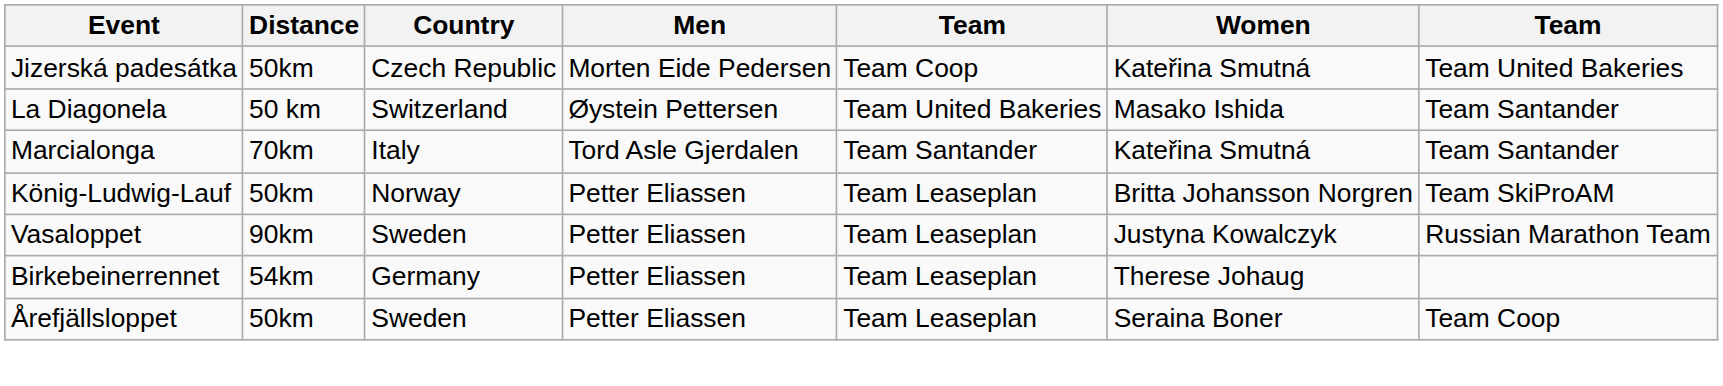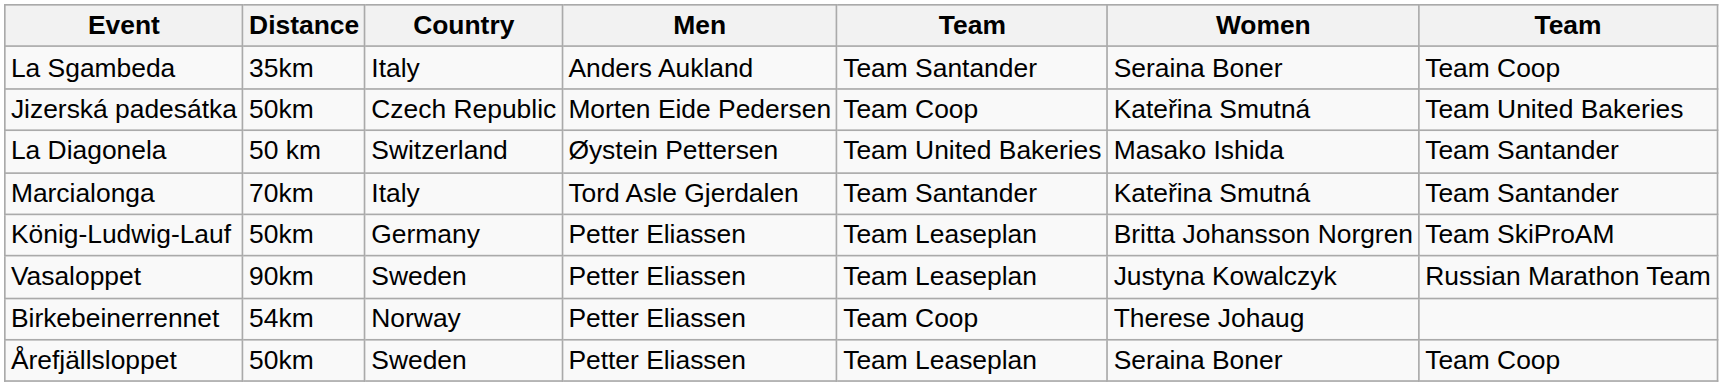+ row: (93, 67)
(416, 192) Norway -> (426, 234) Germany
(426, 276) Germany -> (416, 318) Norway
(940, 276) Team Leaseplan -> (911, 318) Team Coop
